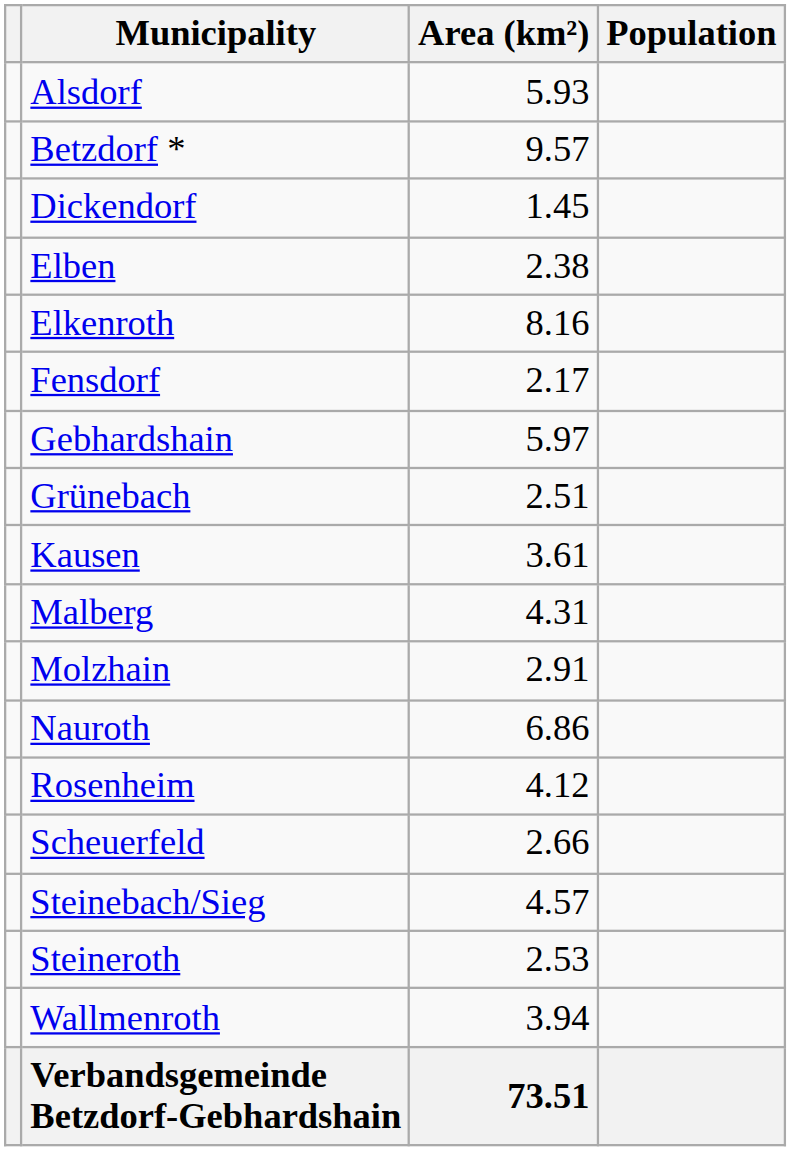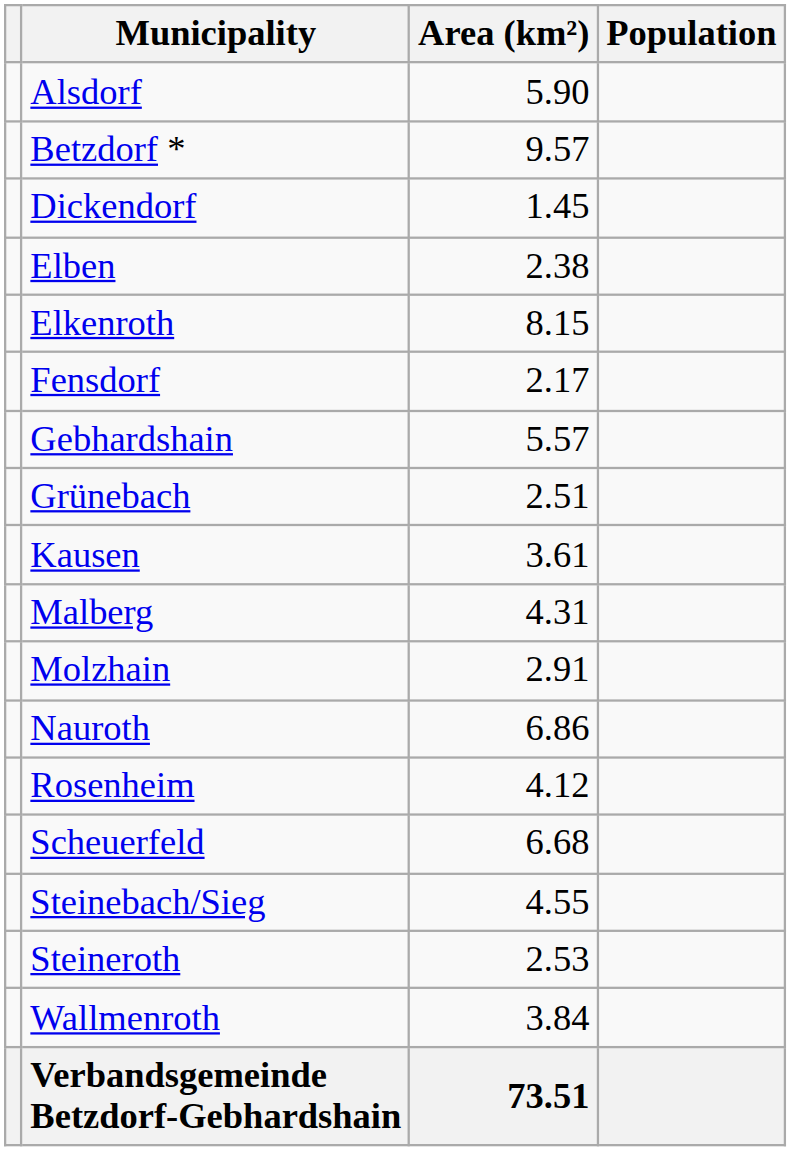(558, 91) 5.93 -> (558, 91) 5.90
(558, 322) 8.16 -> (558, 322) 8.15
(558, 438) 5.97 -> (558, 438) 5.57
(558, 843) 2.66 -> (558, 843) 6.68
(558, 901) 4.57 -> (558, 901) 4.55
(558, 1016) 3.94 -> (558, 1016) 3.84
